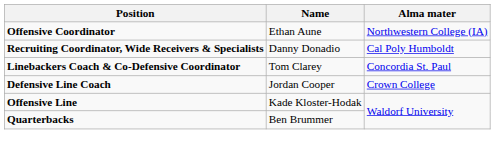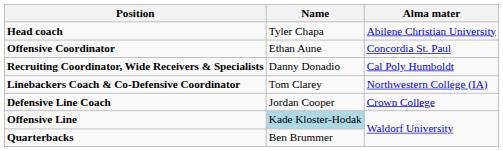+ row: (35, 31)
(427, 31) Northwestern College (IA) -> (409, 48) Concordia St. Paul
(409, 66) Concordia St. Paul -> (427, 84) Northwestern College (IA)
(315, 102) no background -> (315, 119) lightblue background
